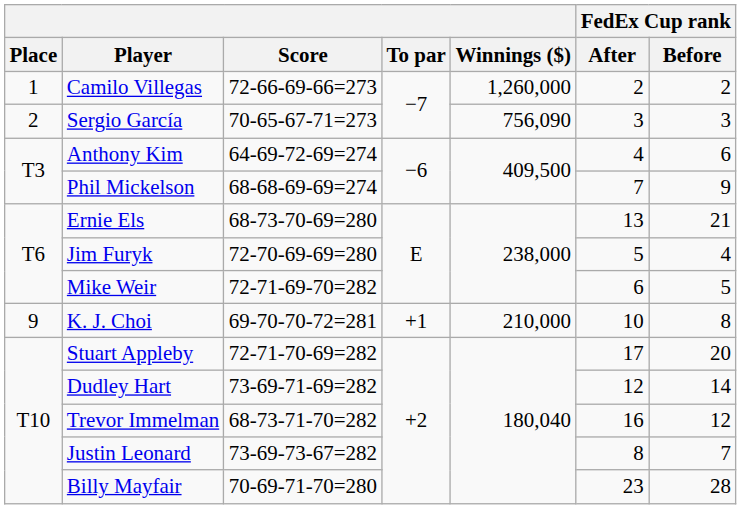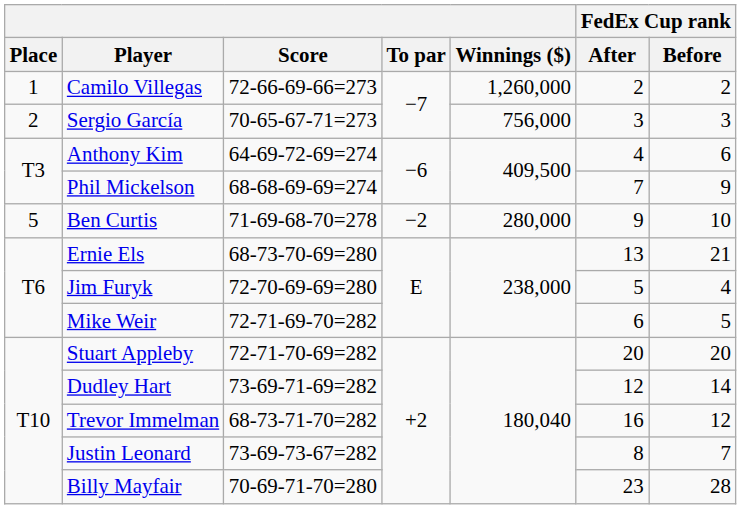(537, 120) 756,090 -> (537, 120) 756,000
+ row: (112, 220)
- row: (109, 320)
(633, 353) 17 -> (633, 353) 20
